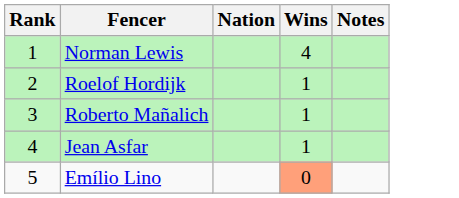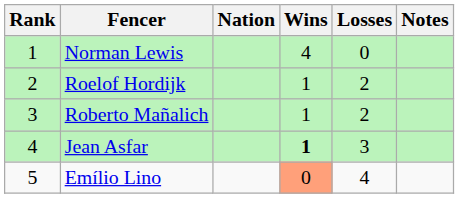+ column: (365, 20)
(306, 146) normal -> (306, 146) bold
